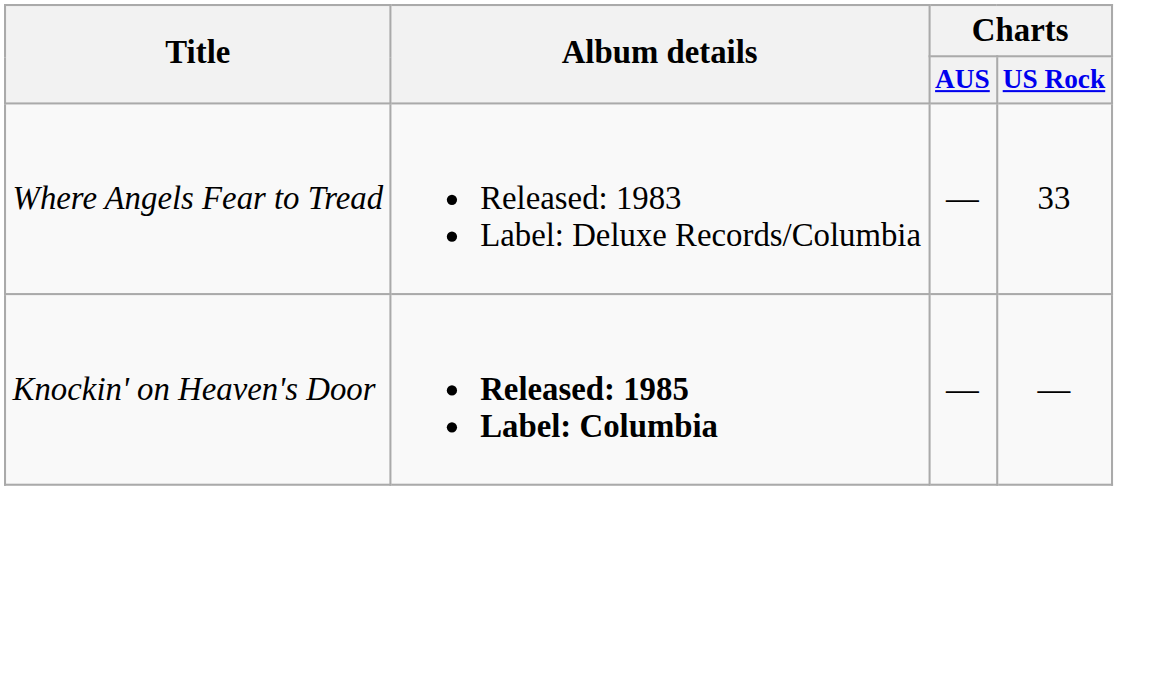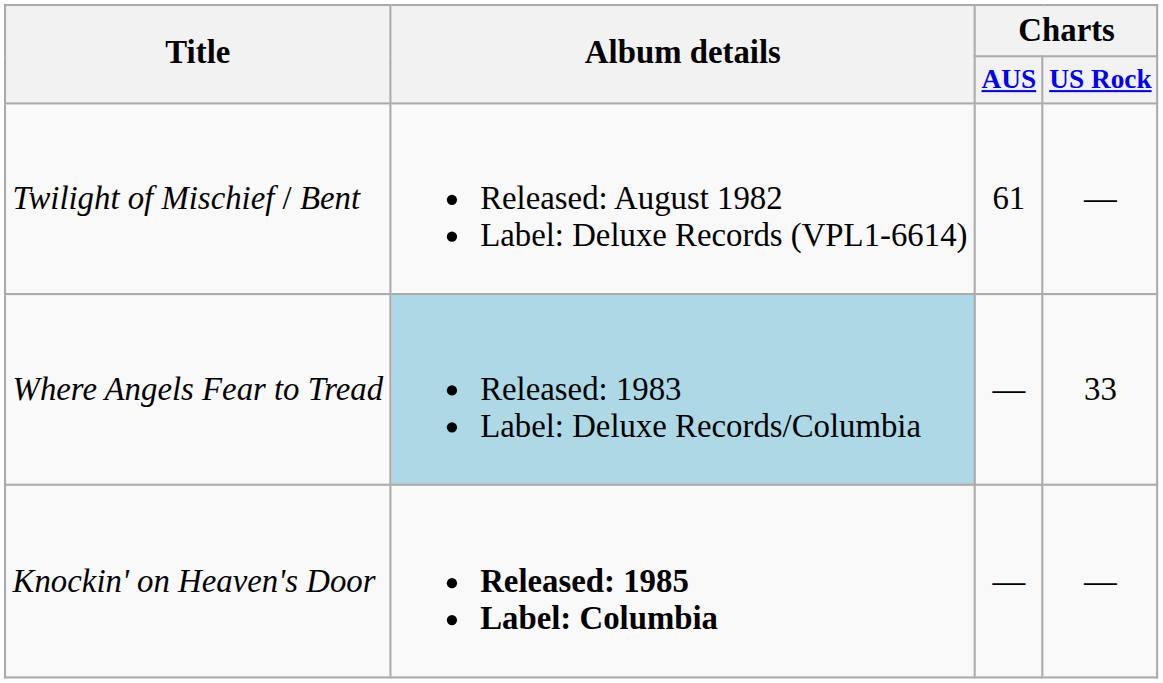+ row: (186, 197)
(660, 217) no background -> (683, 408) lightblue background
